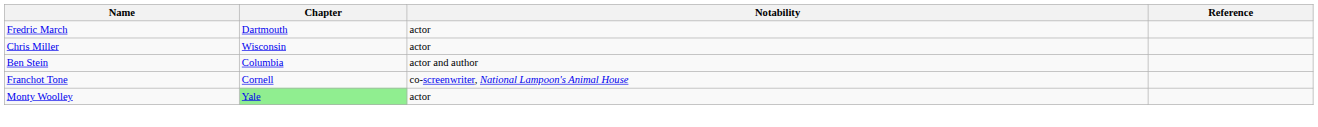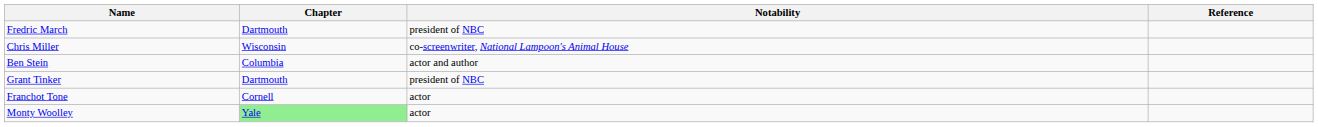(420, 29) actor -> (447, 29) president of NBC
(420, 46) actor -> (519, 46) co-screenwriter, National Lampoon's Animal House
+ row: (34, 79)
(519, 79) co-screenwriter, National Lampoon's Animal House -> (420, 96) actor
